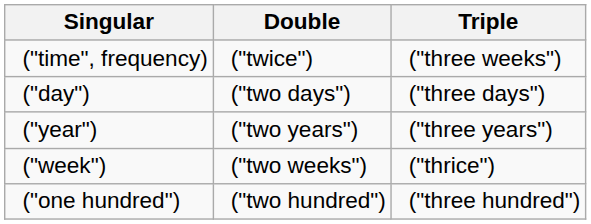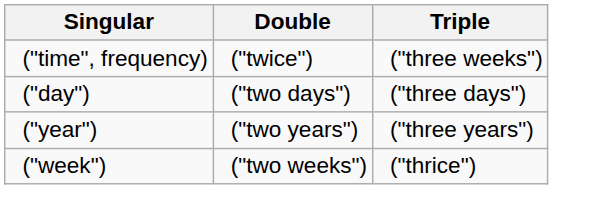- row: (95, 201)
